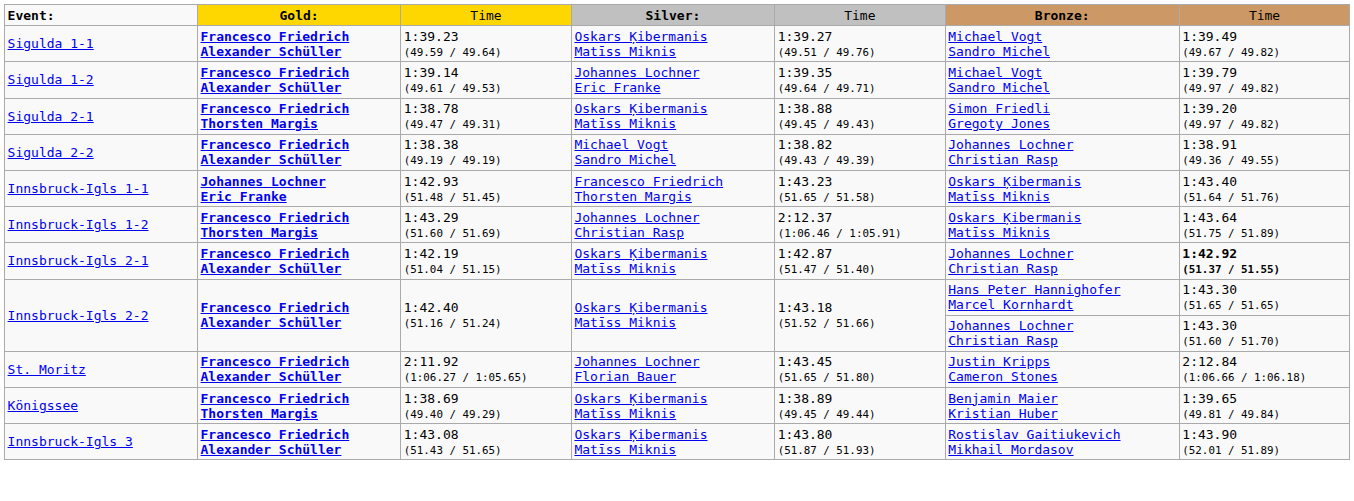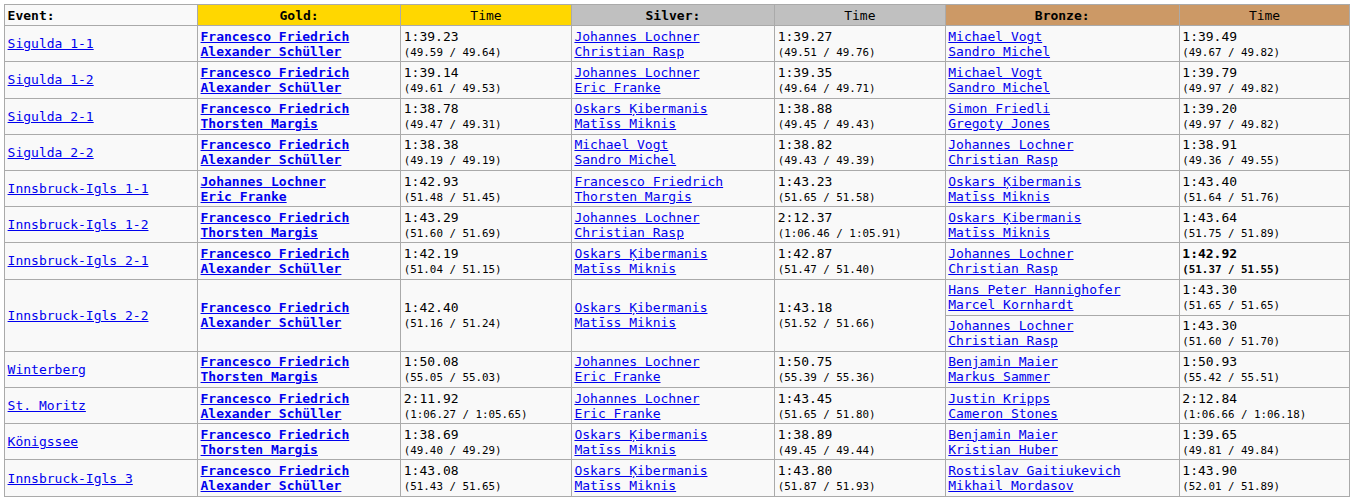(641, 44) Oskars Ķibermanis Matīss Miknis -> (637, 44) Johannes Lochner Christian Rasp
+ row: (47, 369)
(637, 369) Johannes Lochner Florian Bauer -> (637, 406) Johannes Lochner Eric Franke
